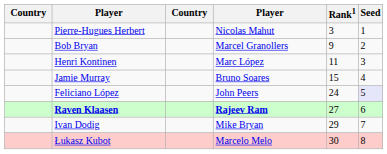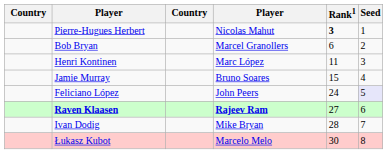(331, 30) normal -> (331, 30) bold
(331, 46) 9 -> (331, 46) 6
(334, 125) 29 -> (334, 125) 28
